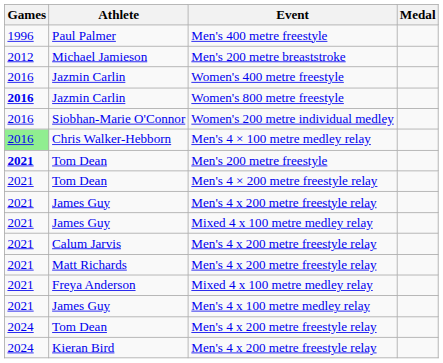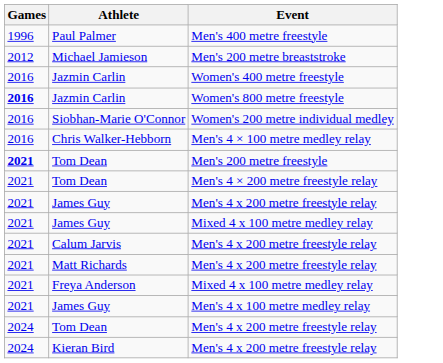- column: (418, 14)
(21, 139) lightgreen background -> (21, 139) no background
